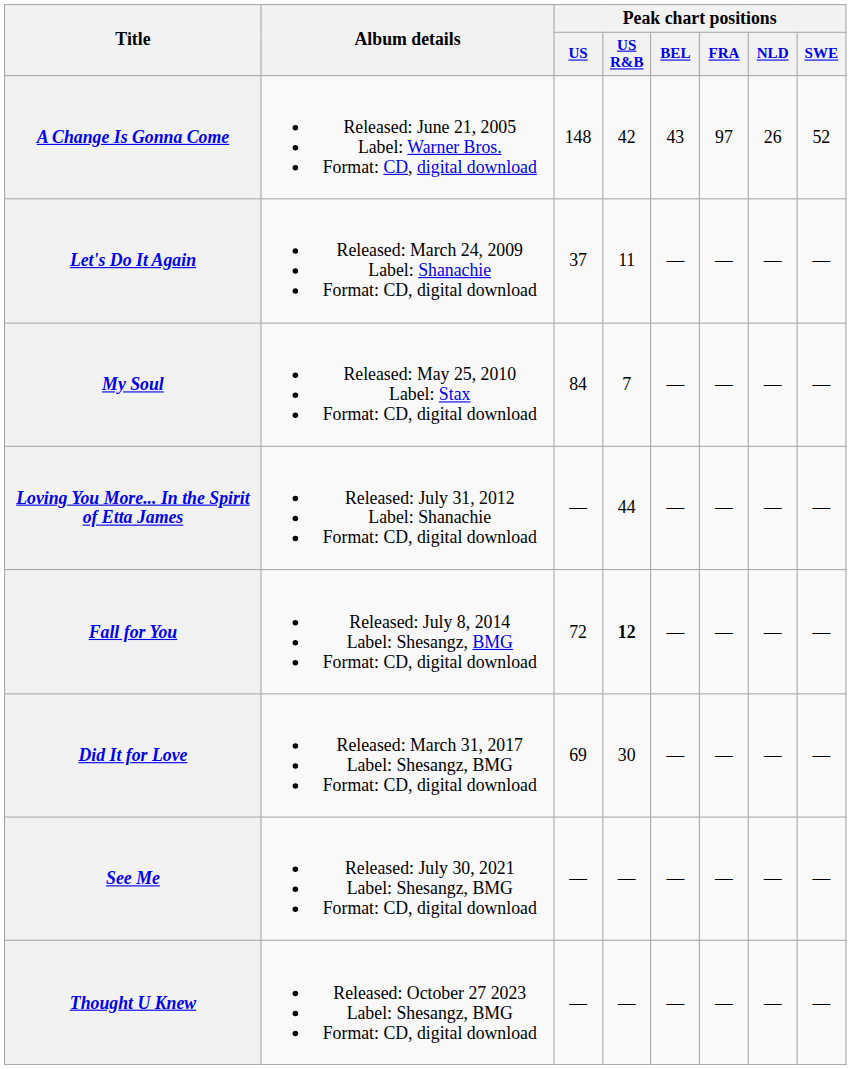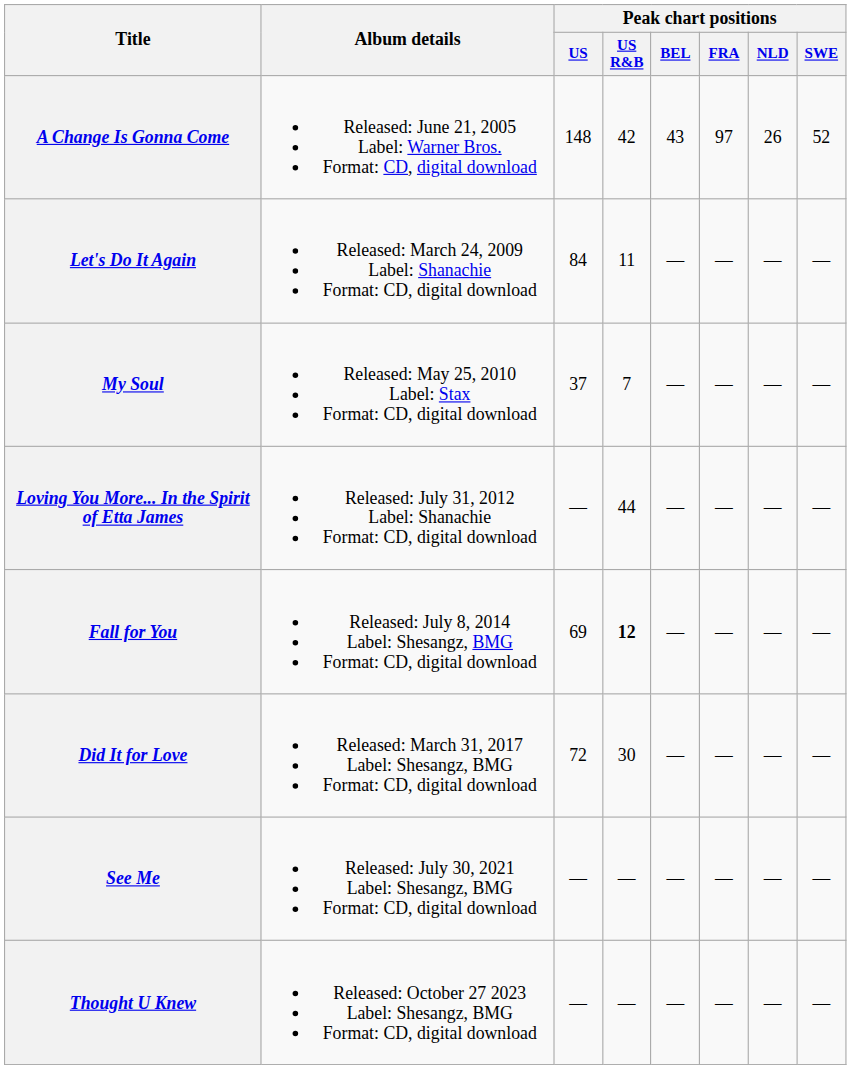(578, 260) 37 -> (578, 260) 84
(578, 384) 84 -> (578, 384) 37
(578, 631) 72 -> (578, 631) 69
(578, 755) 69 -> (578, 755) 72
